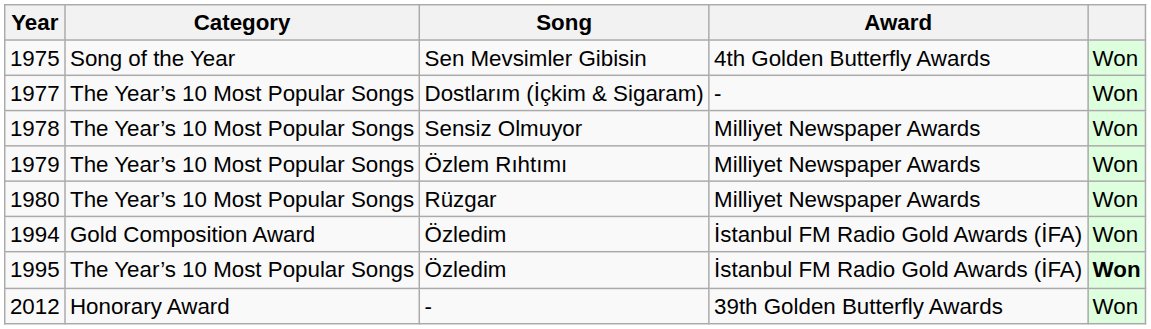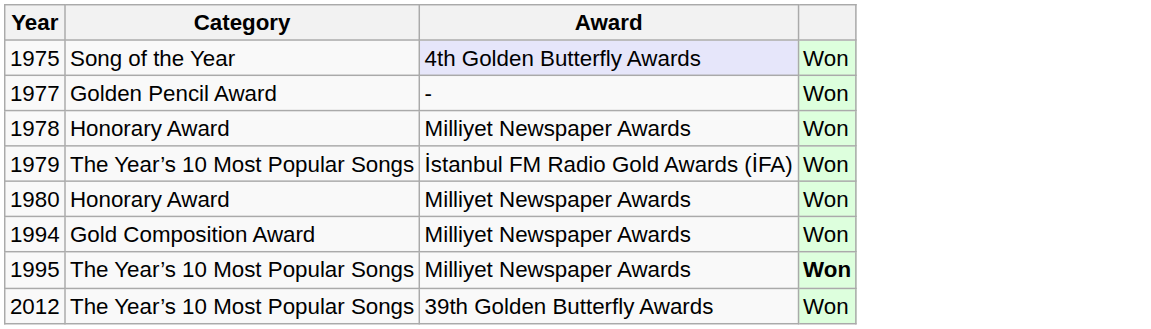- column: (564, 23)
(852, 58) no background -> (563, 58) lavender background
(242, 93) The Year’s 10 Most Popular Songs -> (173, 93) Golden Pencil Award
(242, 129) The Year’s 10 Most Popular Songs -> (150, 129) Honorary Award
(847, 164) Milliyet Newspaper Awards -> (609, 164) İstanbul FM Radio Gold Awards (İFA)
(242, 199) The Year’s 10 Most Popular Songs -> (150, 199) Honorary Award
(898, 235) İstanbul FM Radio Gold Awards (İFA) -> (558, 235) Milliyet Newspaper Awards
(898, 270) İstanbul FM Radio Gold Awards (İFA) -> (558, 270) Milliyet Newspaper Awards
(150, 306) Honorary Award -> (242, 306) The Year’s 10 Most Popular Songs
